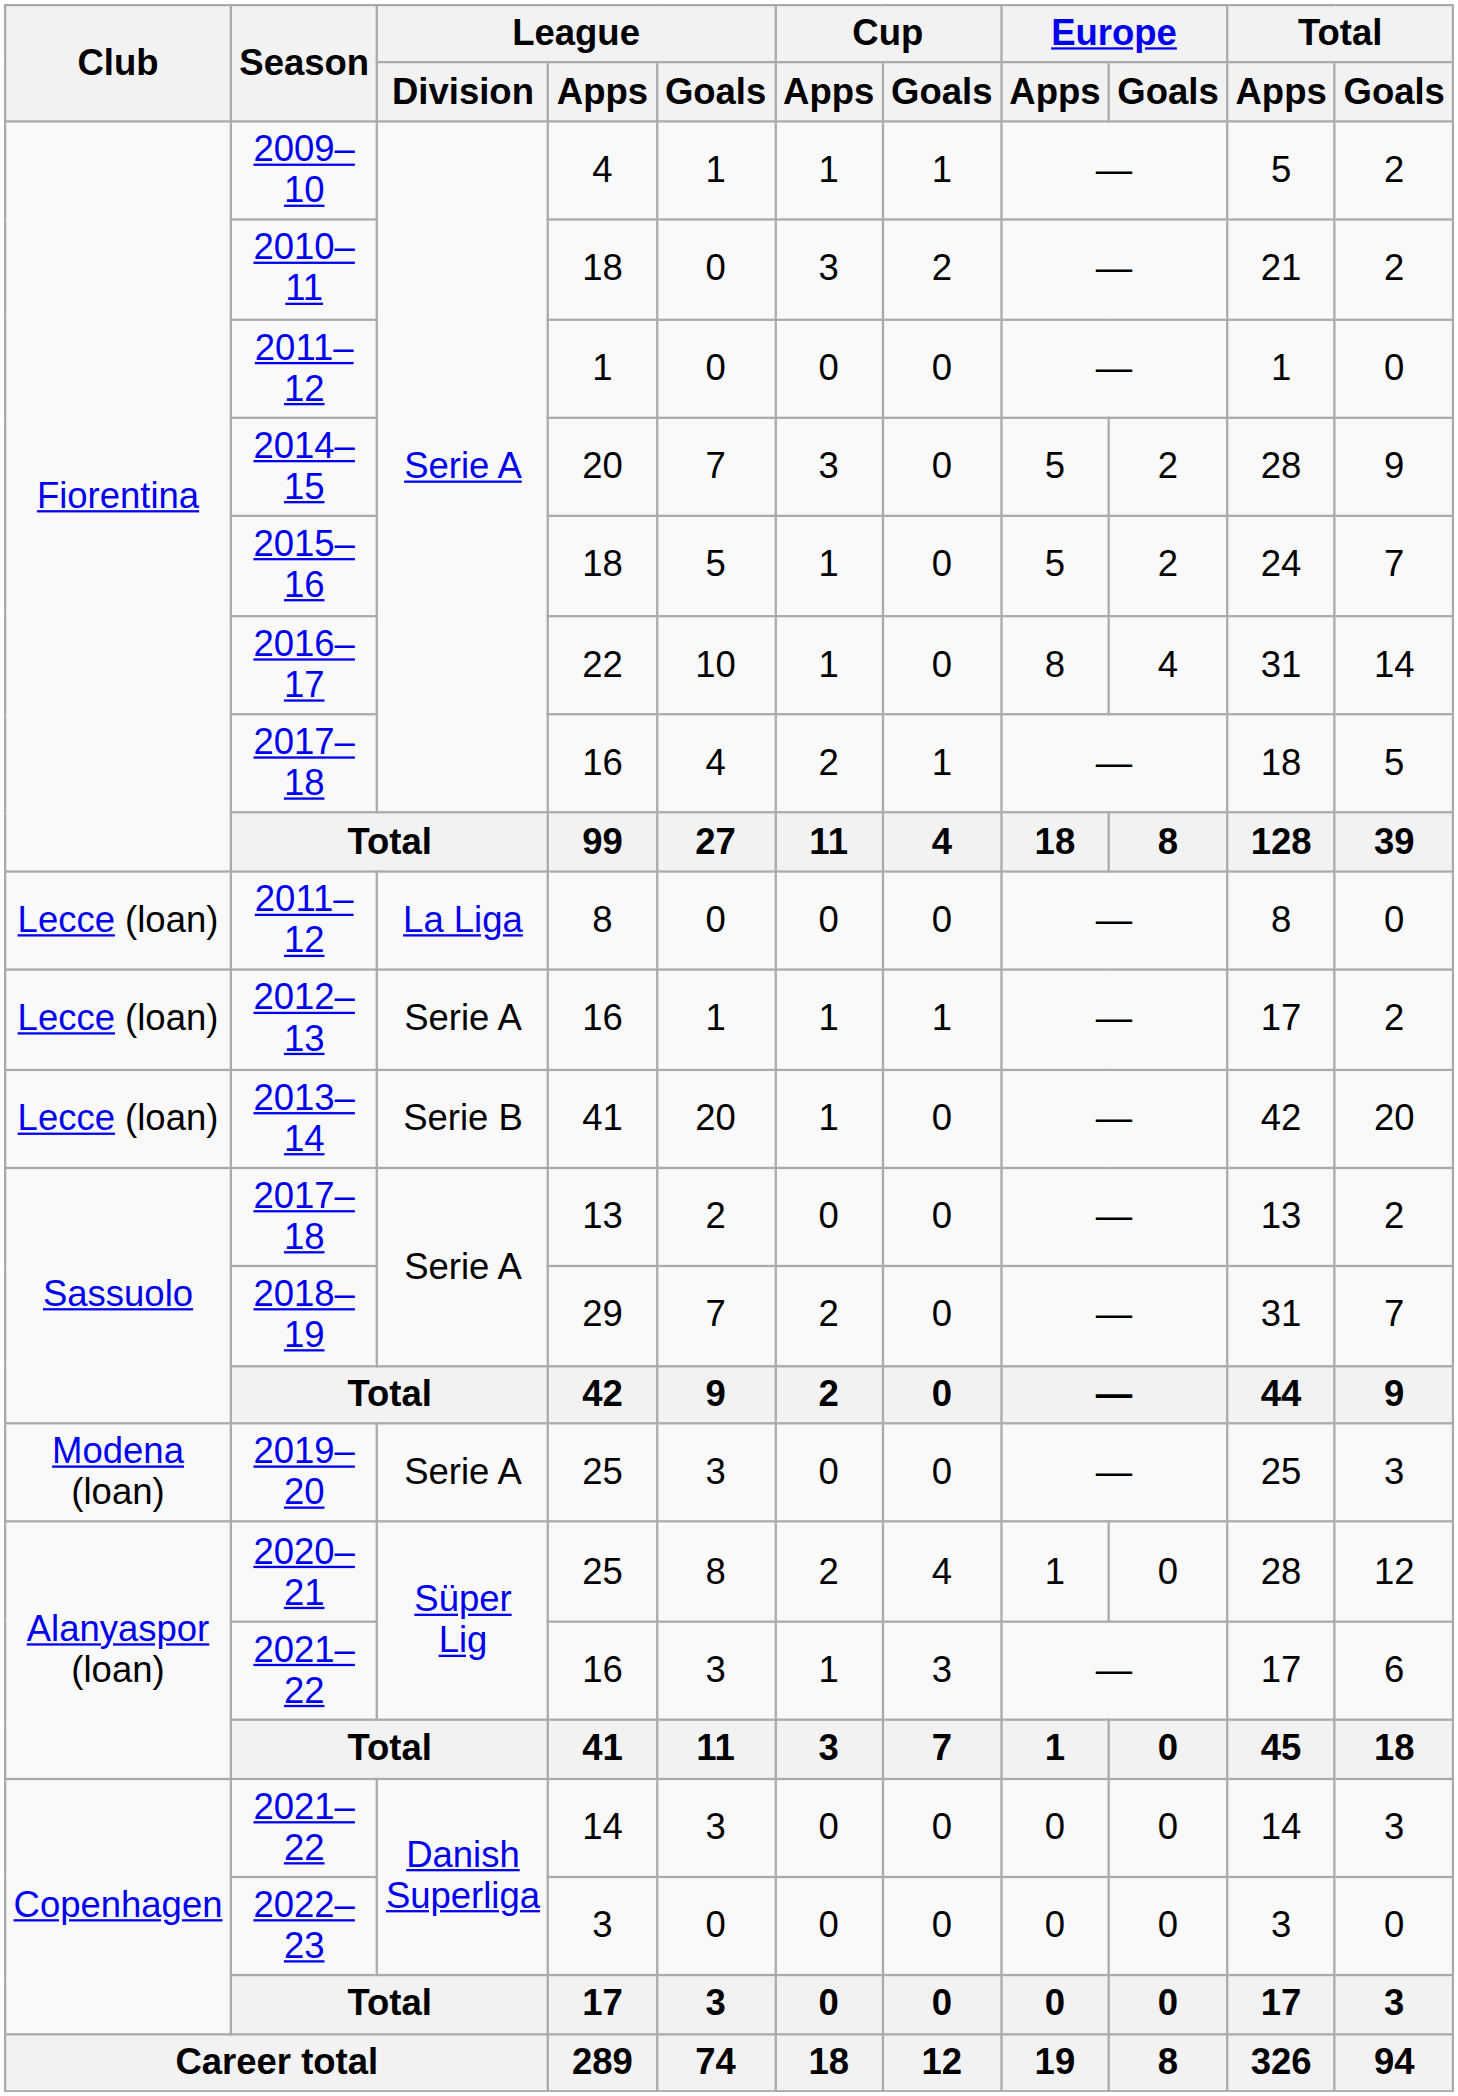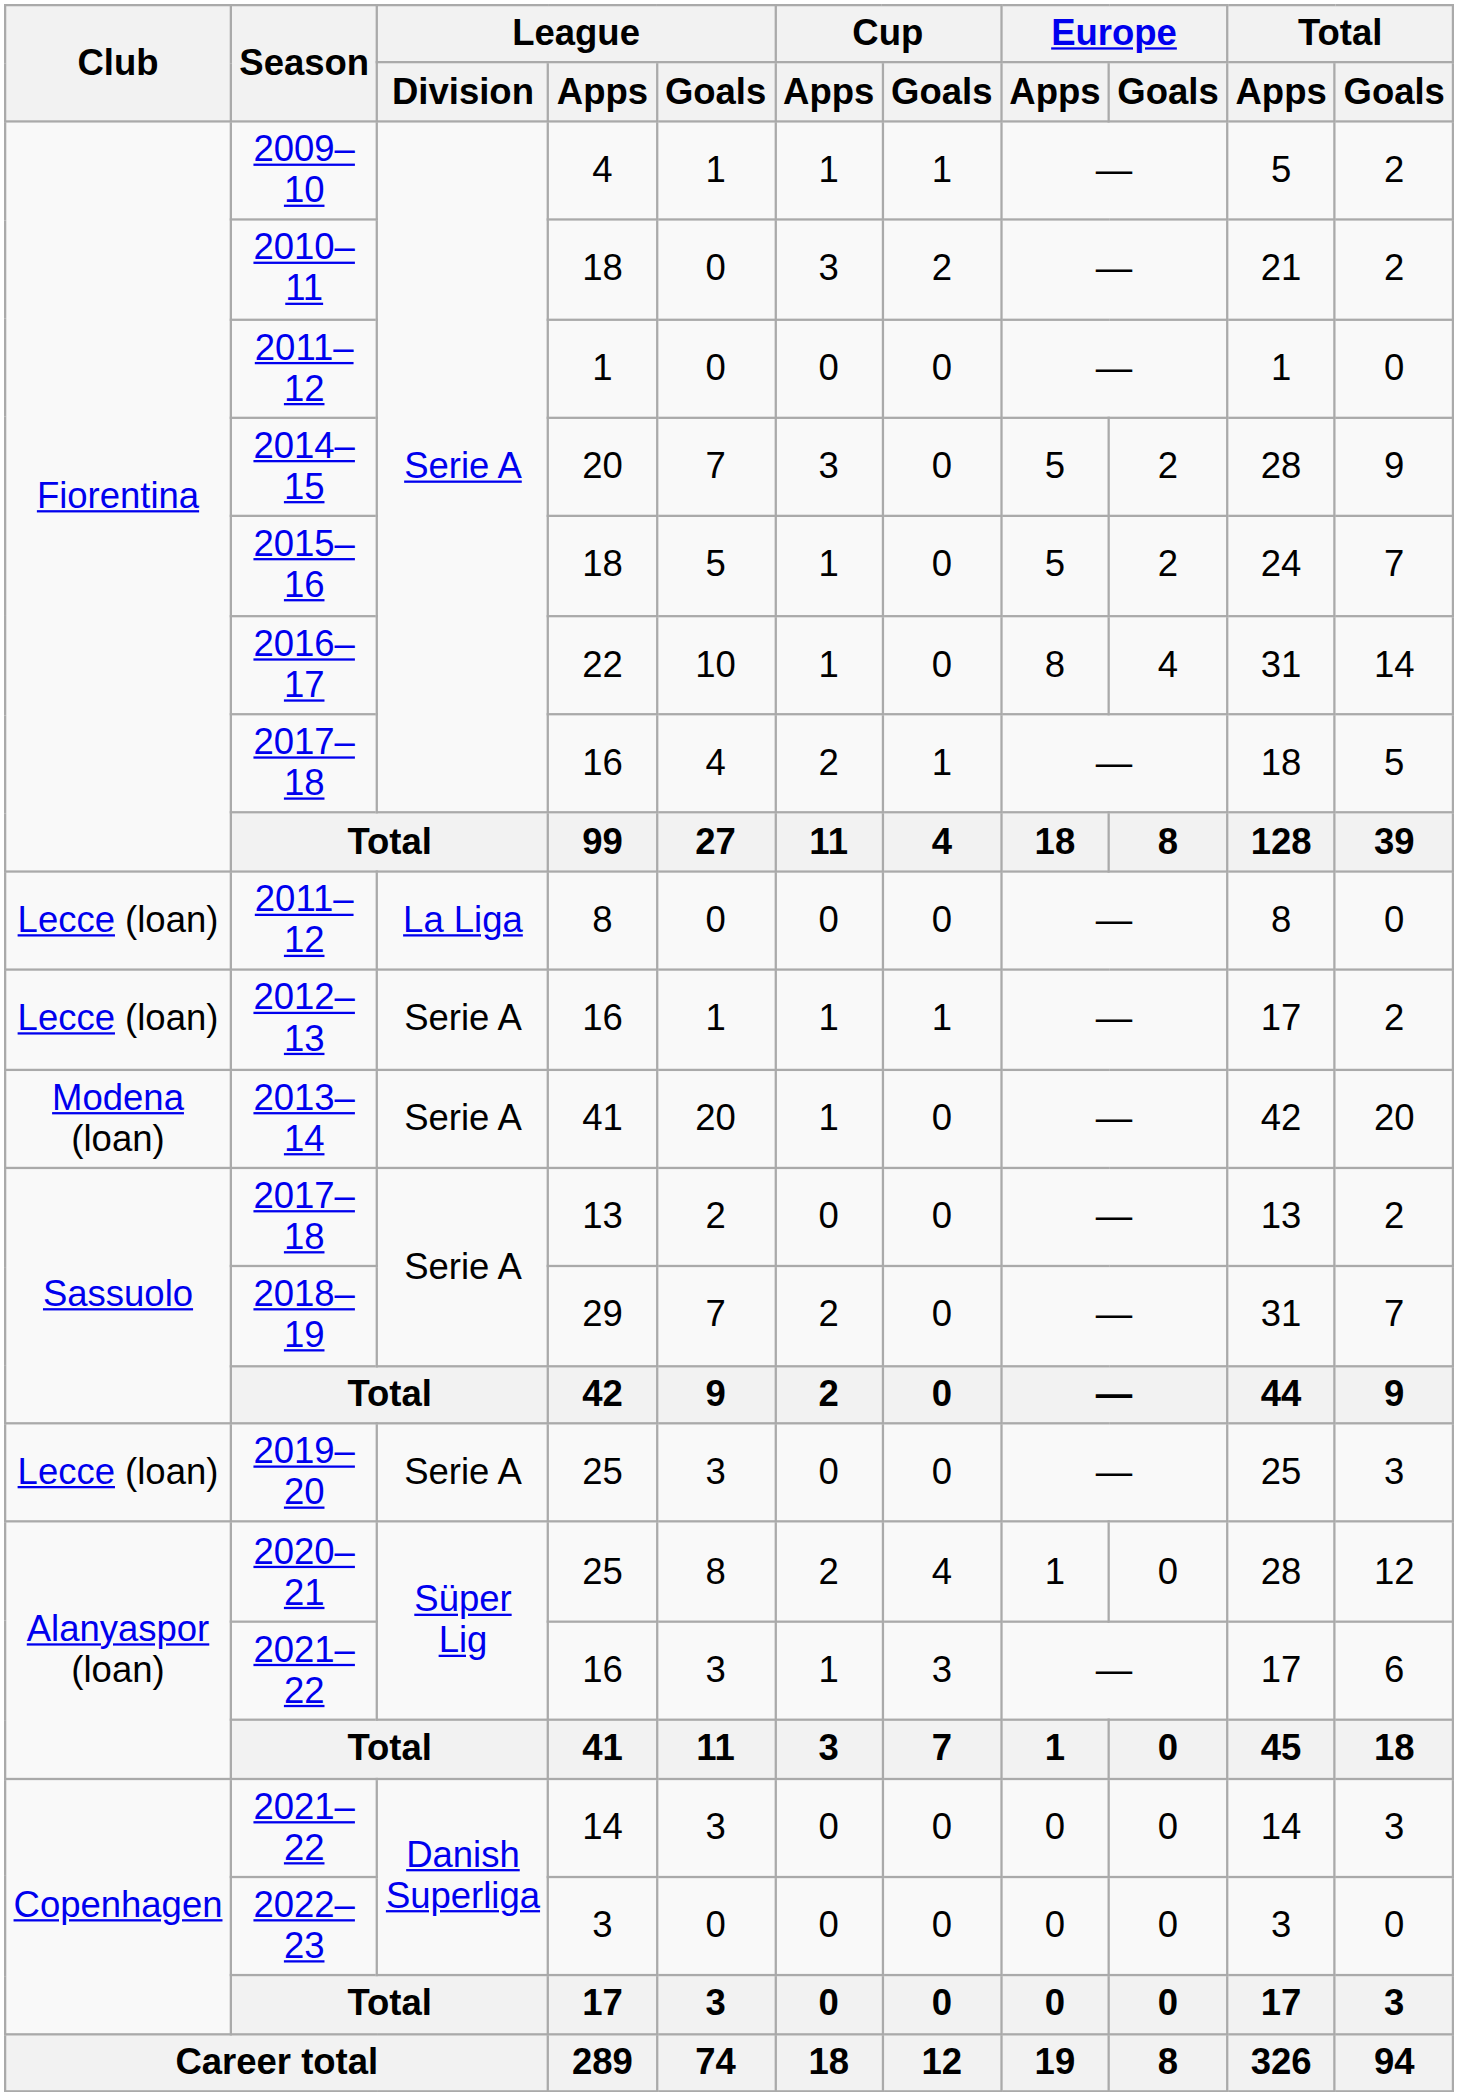(118, 1117) Lecce (loan) -> (118, 1117) Modena (loan)
(463, 1117) Serie B -> (463, 1117) Serie A
(118, 1472) Modena (loan) -> (118, 1472) Lecce (loan)
